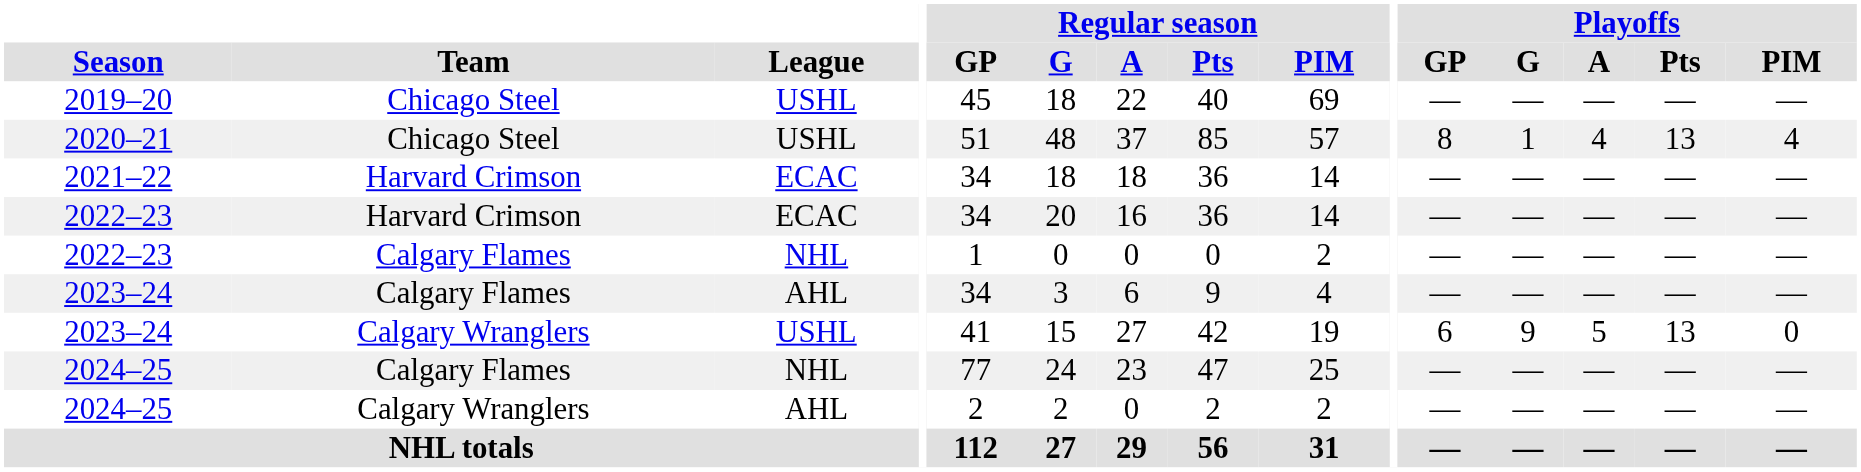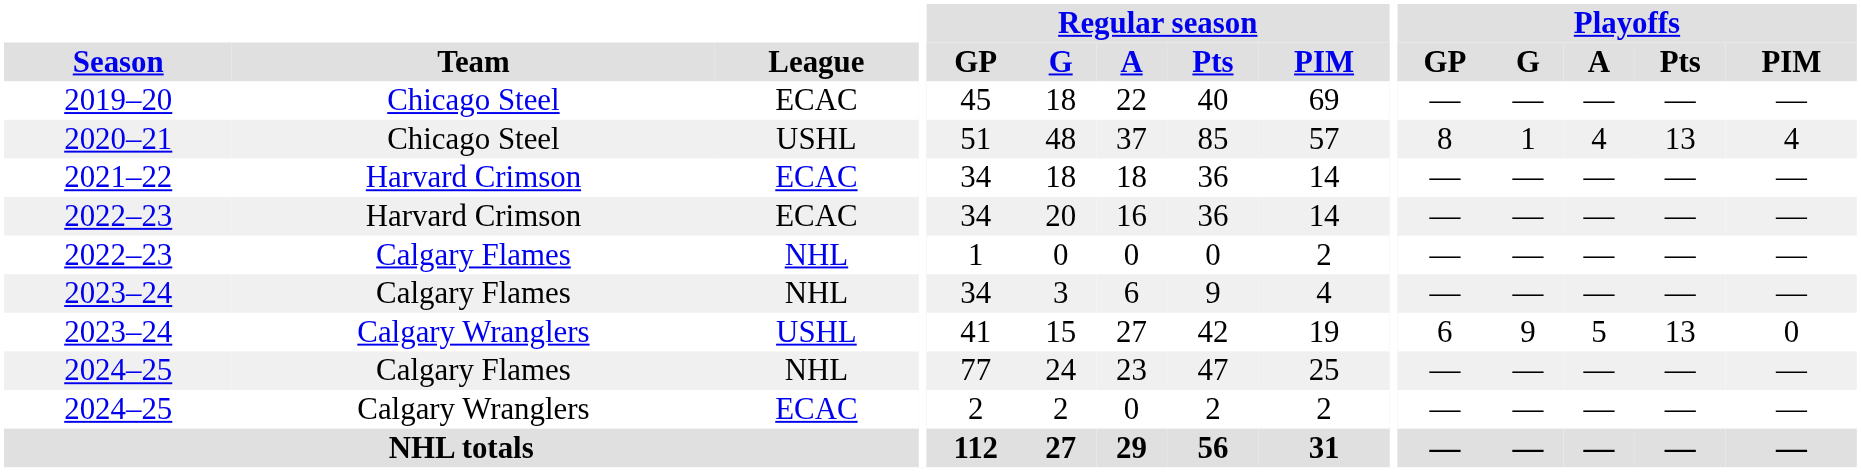(816, 100) USHL -> (816, 100) ECAC
(816, 293) AHL -> (816, 293) NHL
(816, 408) AHL -> (816, 408) ECAC
